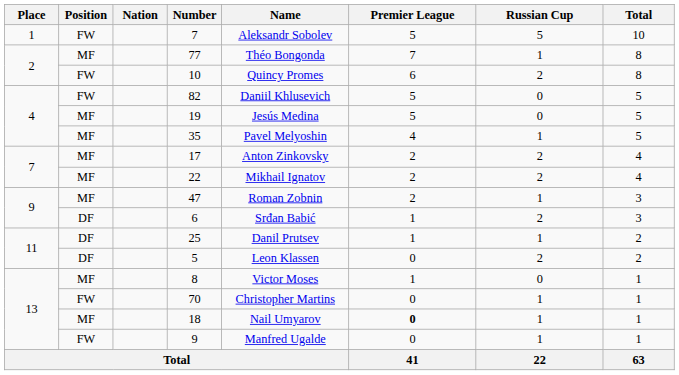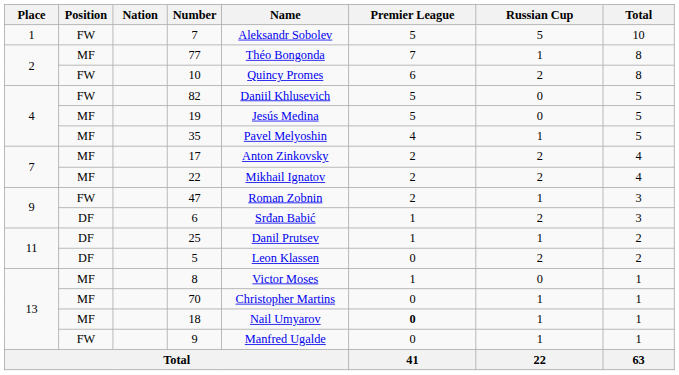(86, 197) MF -> (86, 197) FW
(86, 299) FW -> (86, 299) MF
